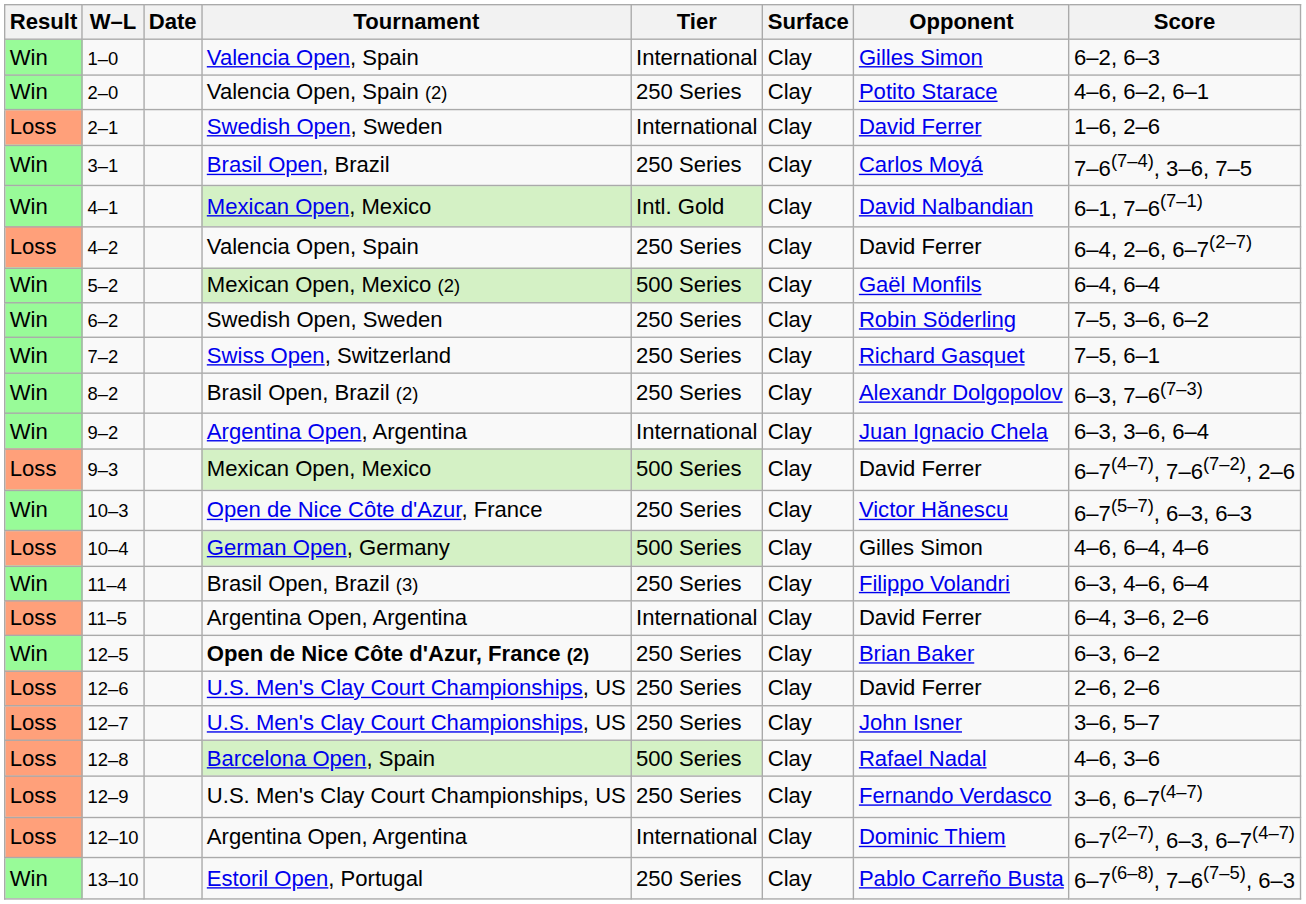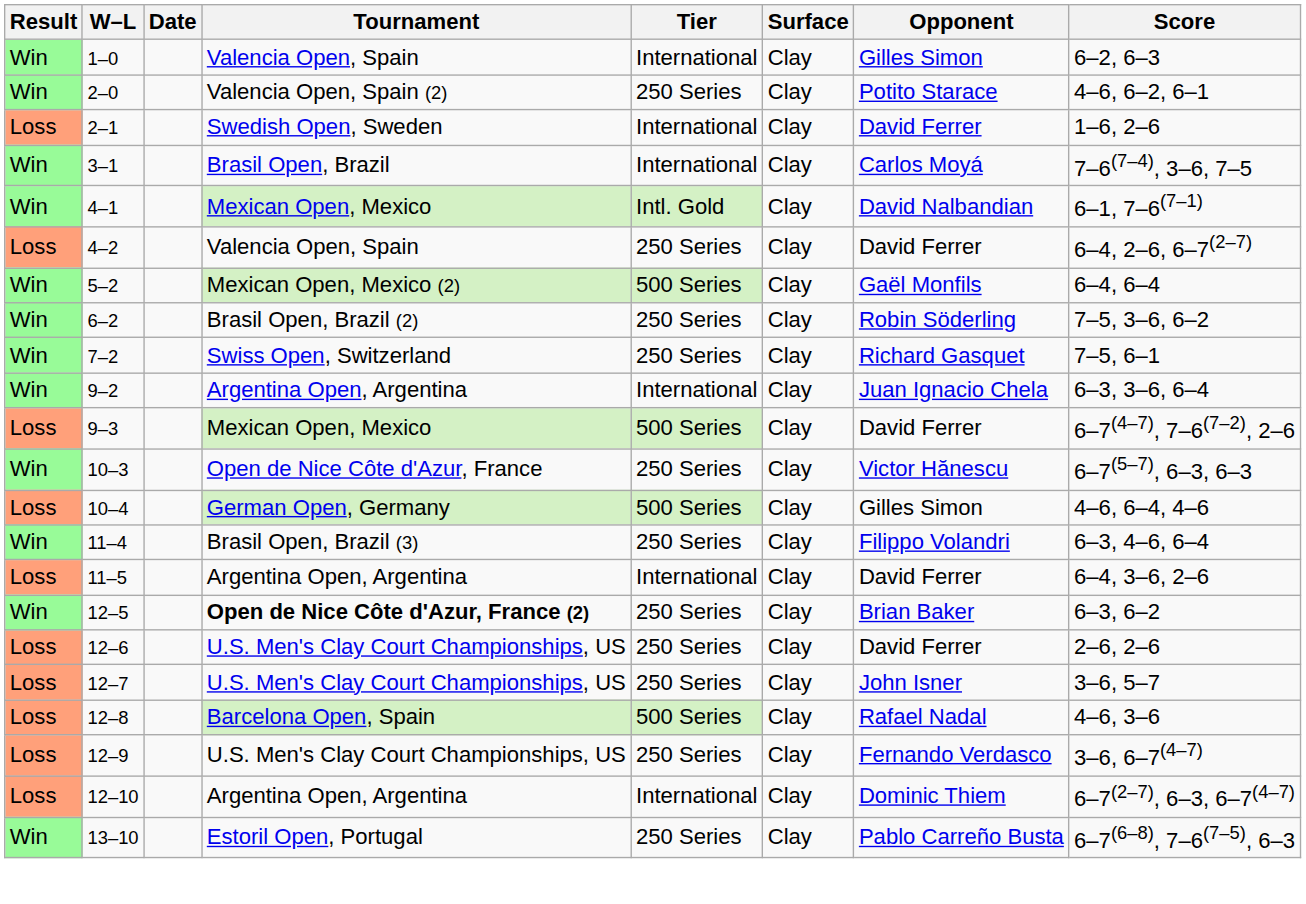(689, 165) 250 Series -> (697, 165) International
(325, 320) Swedish Open, Sweden -> (313, 320) Brasil Open, Brazil (2)
- row: (103, 394)
